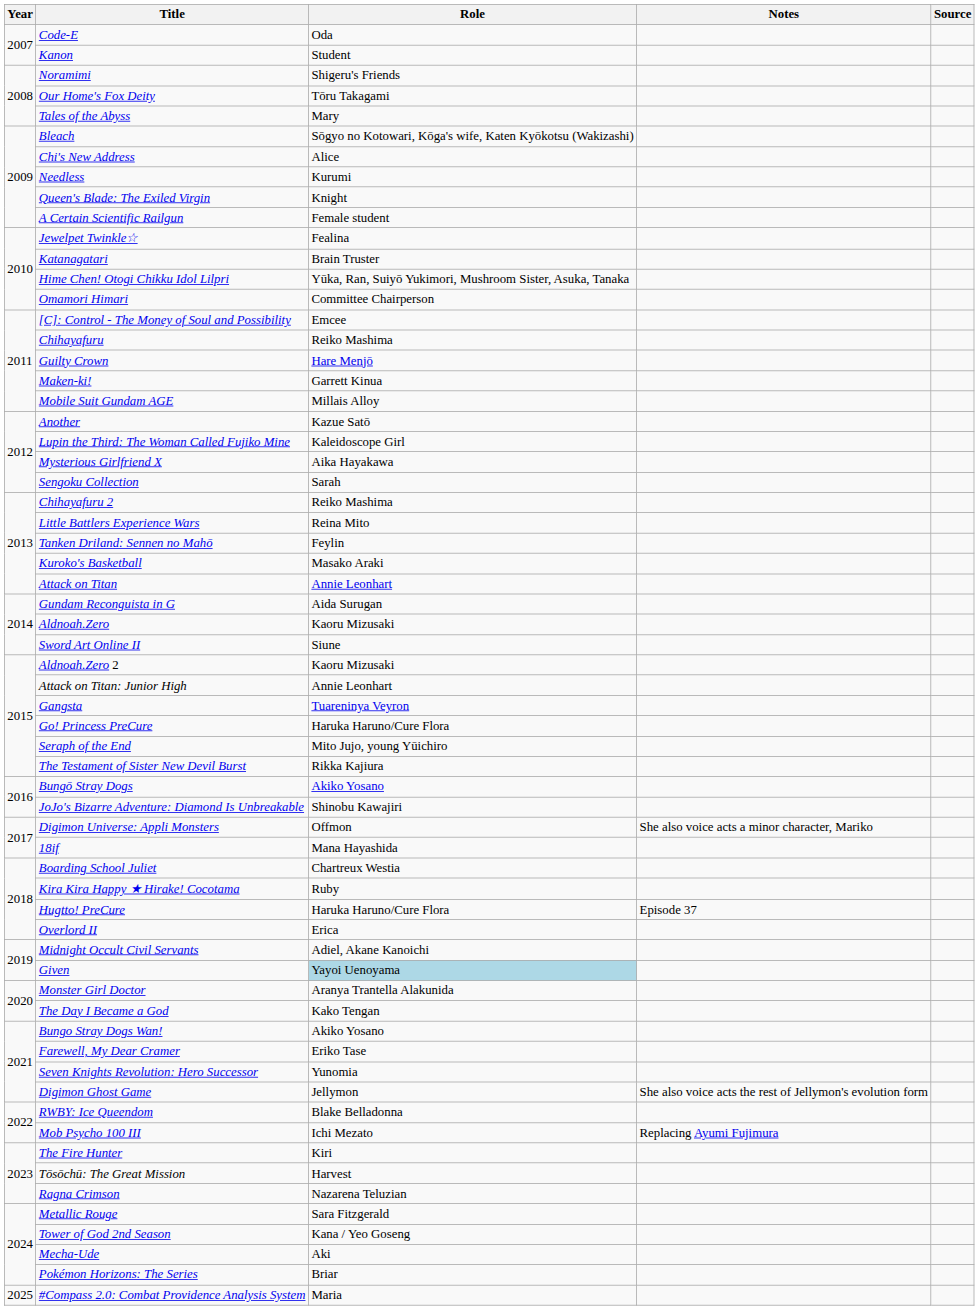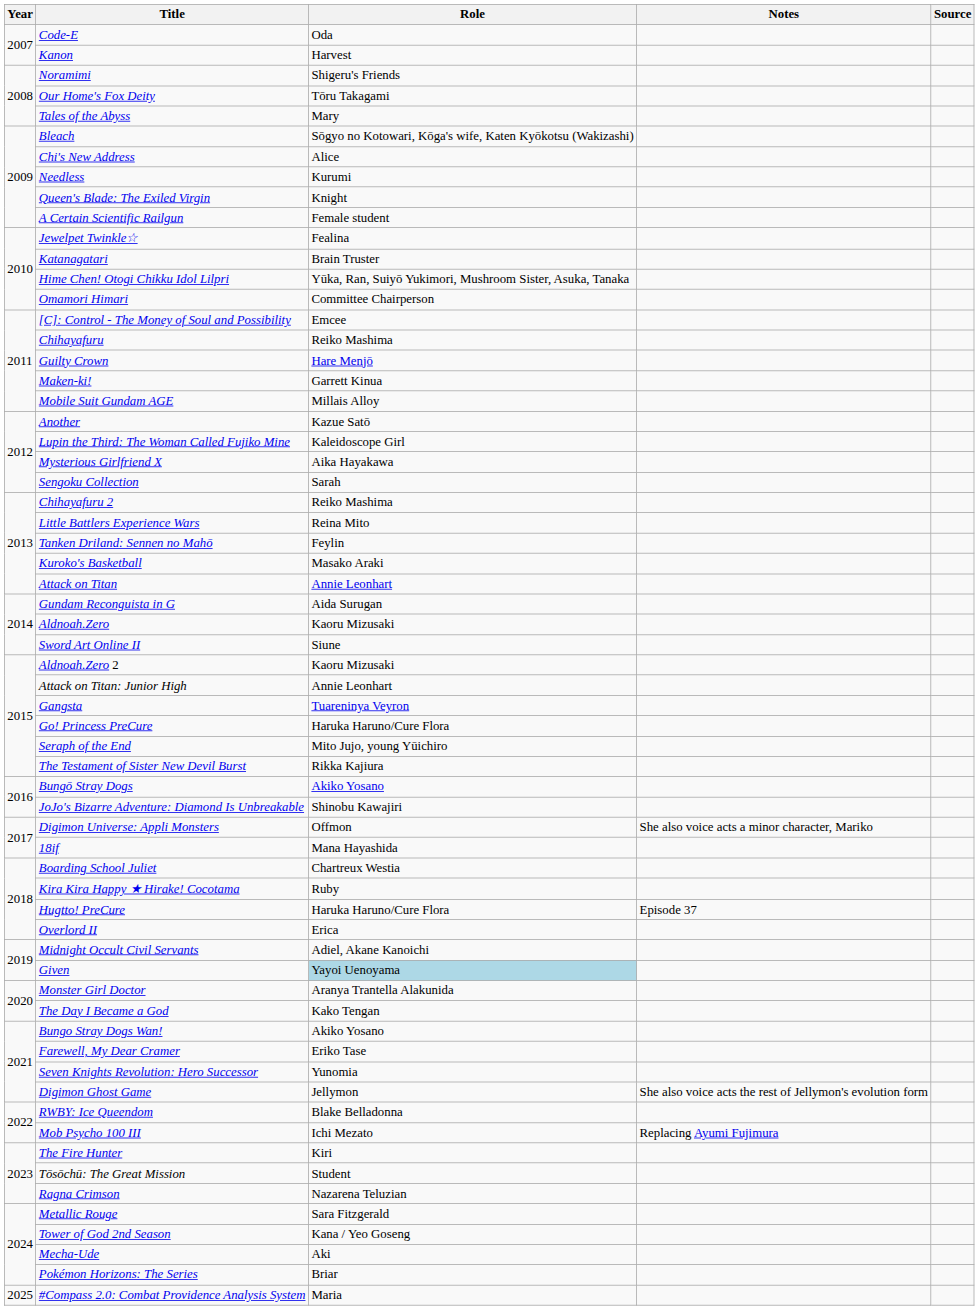(331, 55) Student -> (331, 55) Harvest
(331, 1173) Harvest -> (331, 1173) Student
